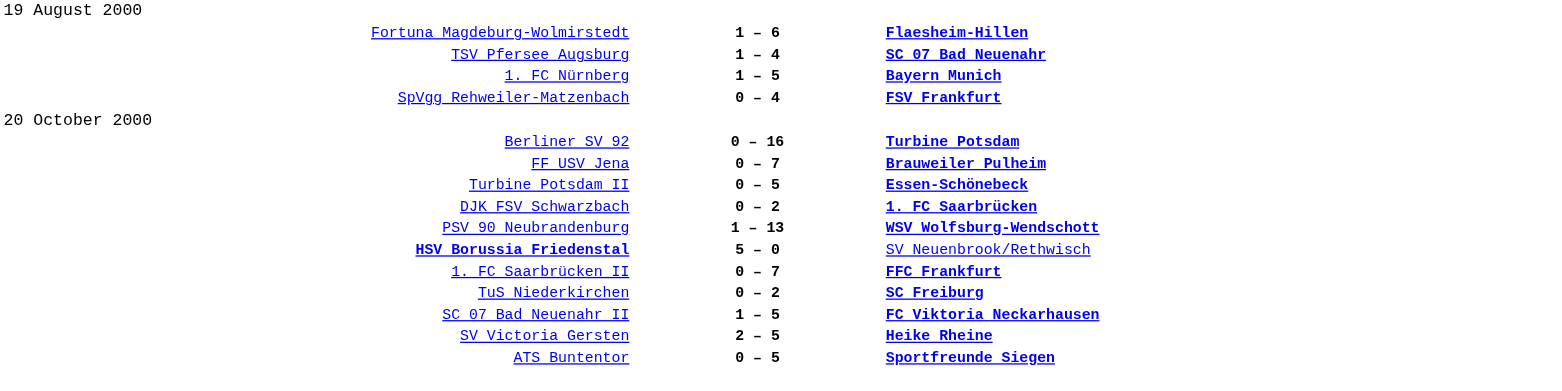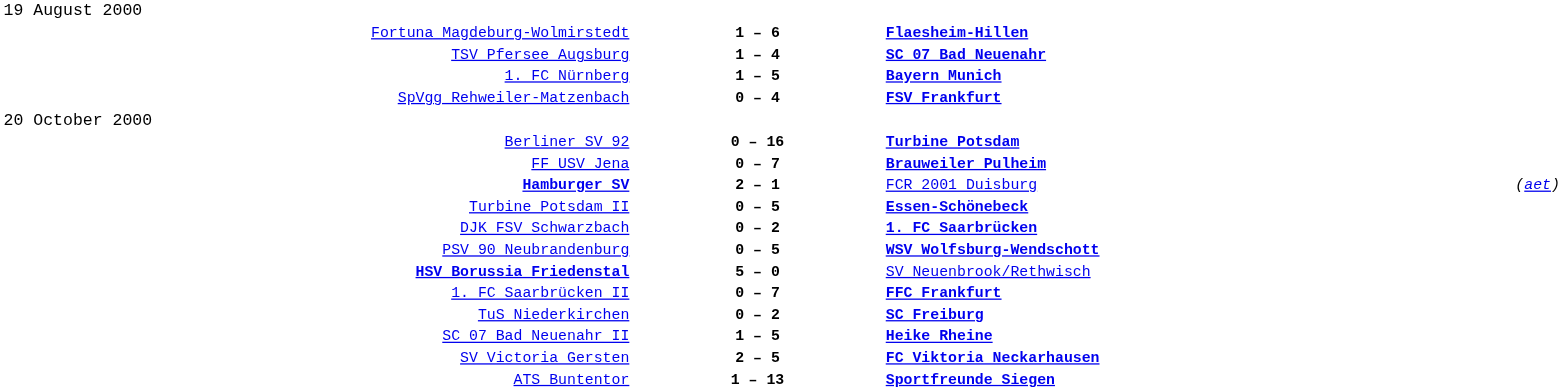+ row: (576, 186)
(758, 229) 1 – 13 -> (758, 250) 0 – 5
(993, 315) FC Viktoria Neckarhausen -> (939, 337) Heike Rheine
(939, 337) Heike Rheine -> (993, 358) FC Viktoria Neckarhausen
(758, 358) 0 – 5 -> (758, 380) 1 – 13
